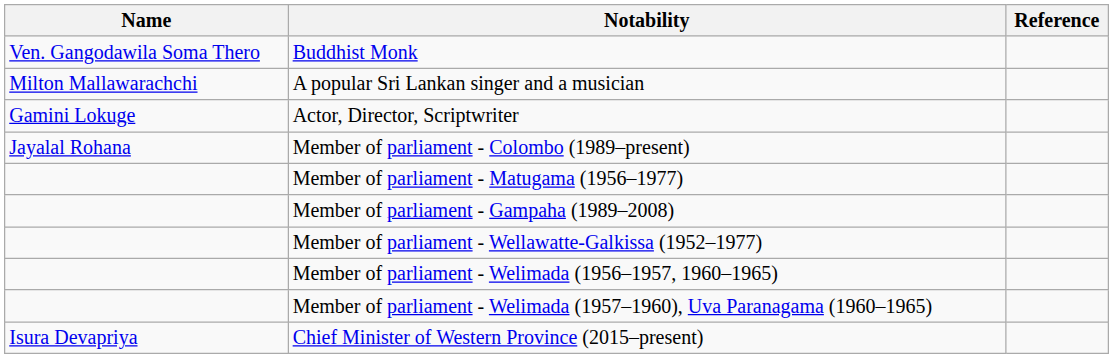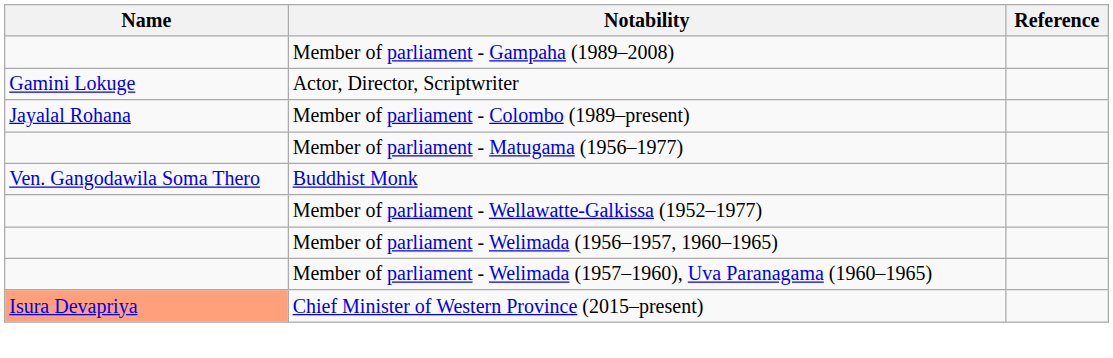rows swapped: (355, 52) <-> (483, 210)
- row: (468, 83)
(73, 337) no background -> (73, 305) lightsalmon background
